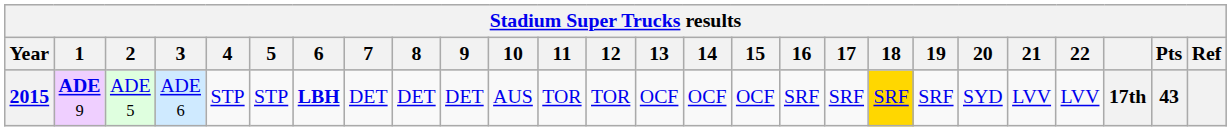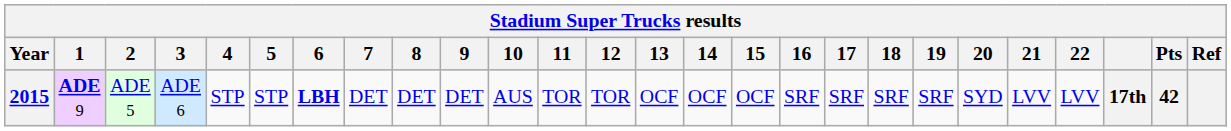(891, 97) gold background -> (891, 97) no background
(1169, 97) 43 -> (1169, 97) 42
